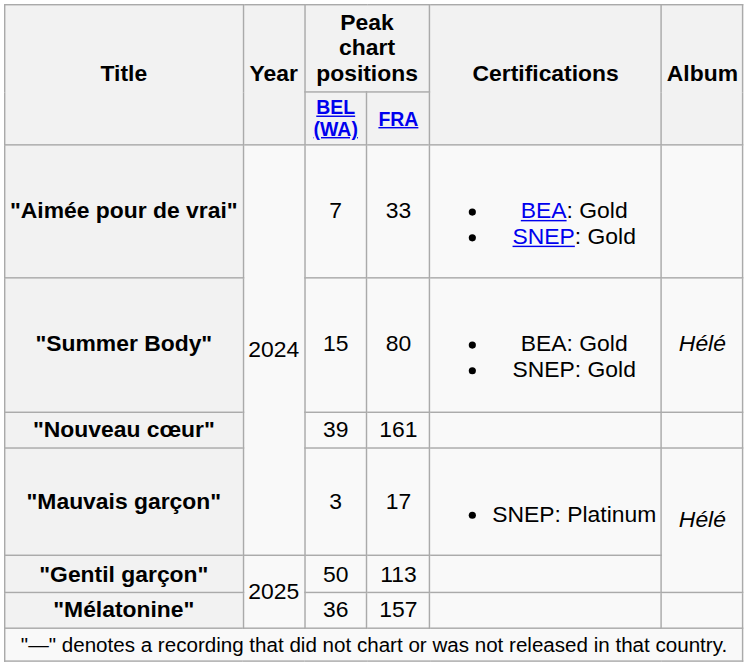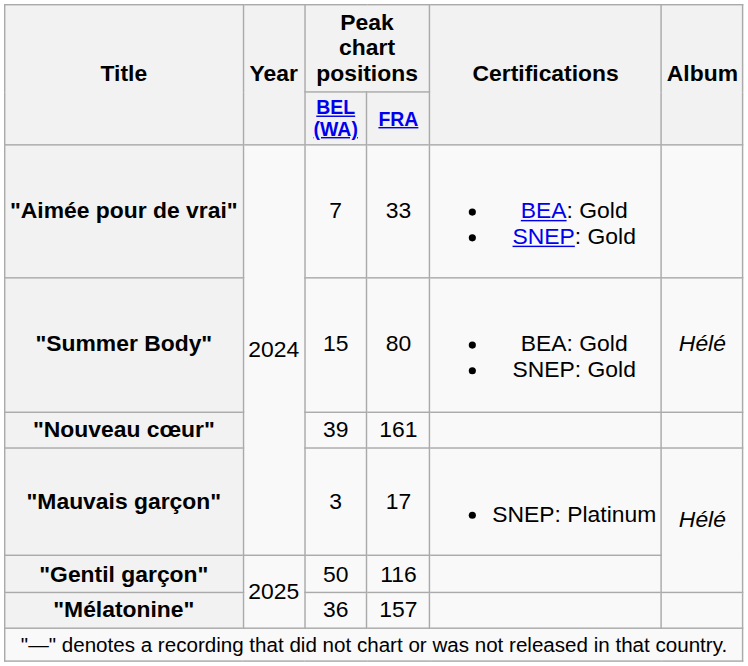(398, 573) 113 -> (398, 573) 116
